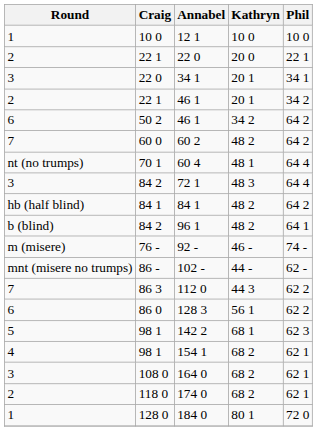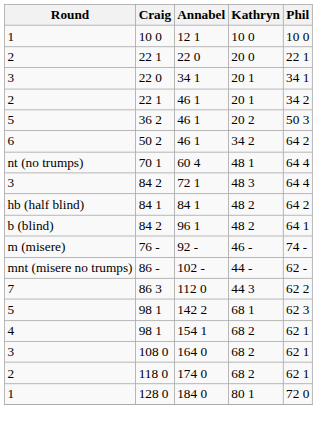+ row: (150, 120)
- row: (150, 141)
- row: (150, 309)
